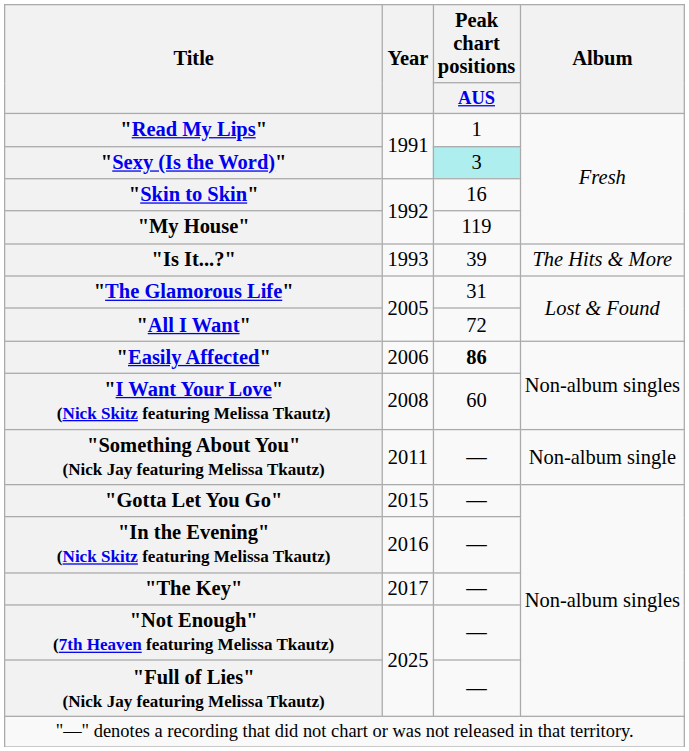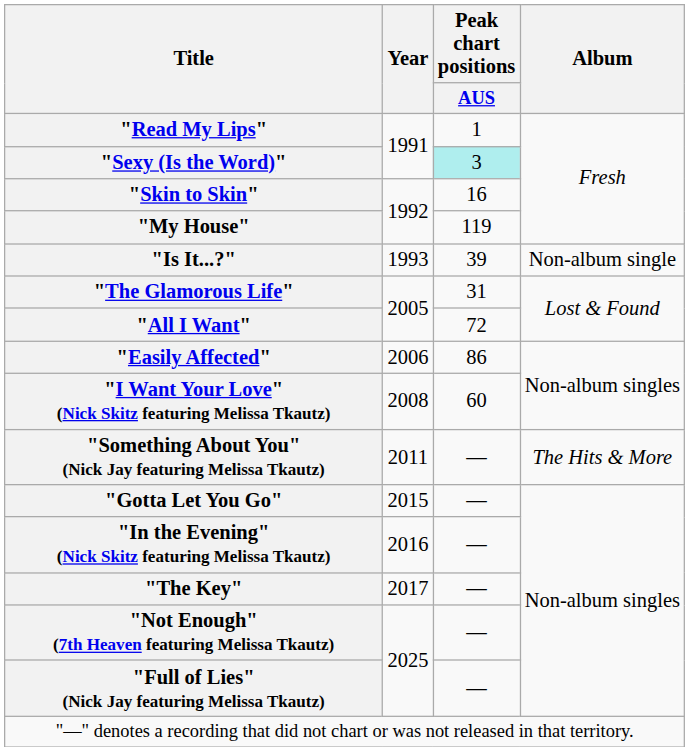(602, 259) The Hits & More -> (602, 259) Non-album single
(477, 357) bold -> (477, 357) normal
(602, 456) Non-album single -> (602, 456) The Hits & More
